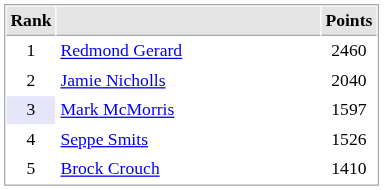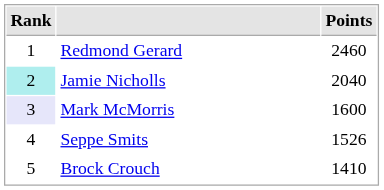(31, 80) no background -> (31, 80) paleturquoise background
(349, 110) 1597 -> (349, 110) 1600
